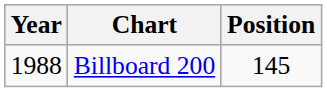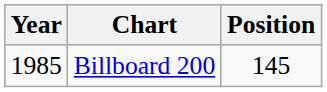(36, 65) 1988 -> (36, 65) 1985
